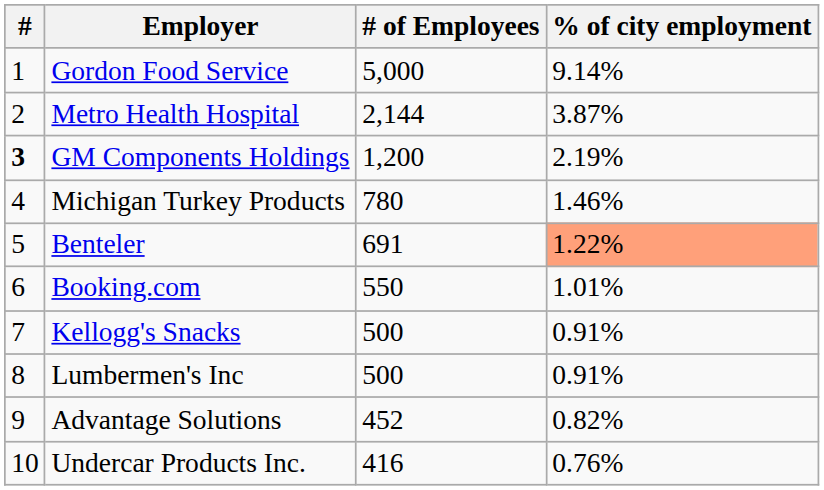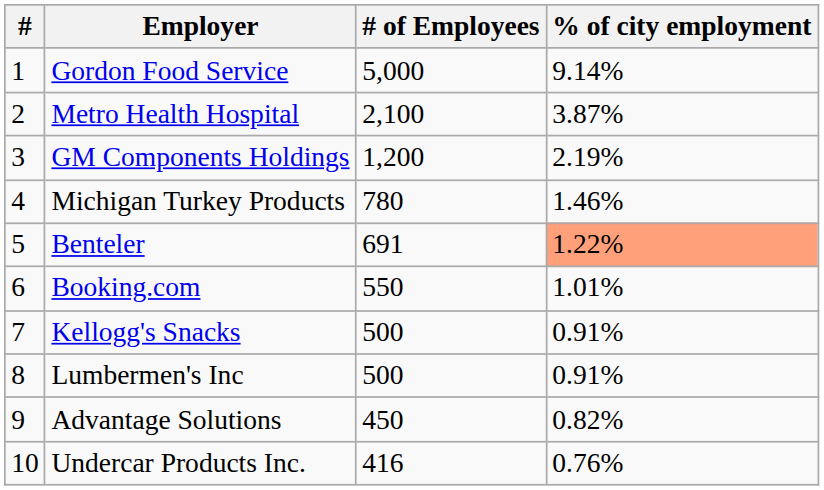(393, 113) 2,144 -> (393, 113) 2,100
(18, 157) bold -> (18, 157) normal
(383, 419) 452 -> (383, 419) 450
